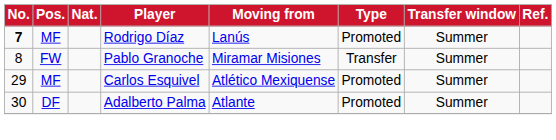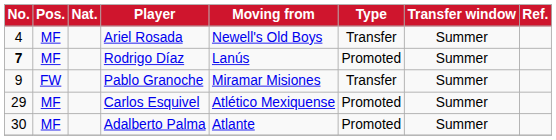+ row: (143, 37)
(19, 59) 8 -> (19, 80) 9
(51, 102) DF -> (51, 124) MF
